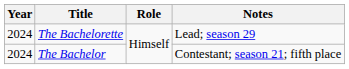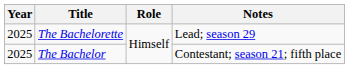(20, 34) 2024 -> (20, 34) 2025
(20, 53) 2024 -> (20, 53) 2025
